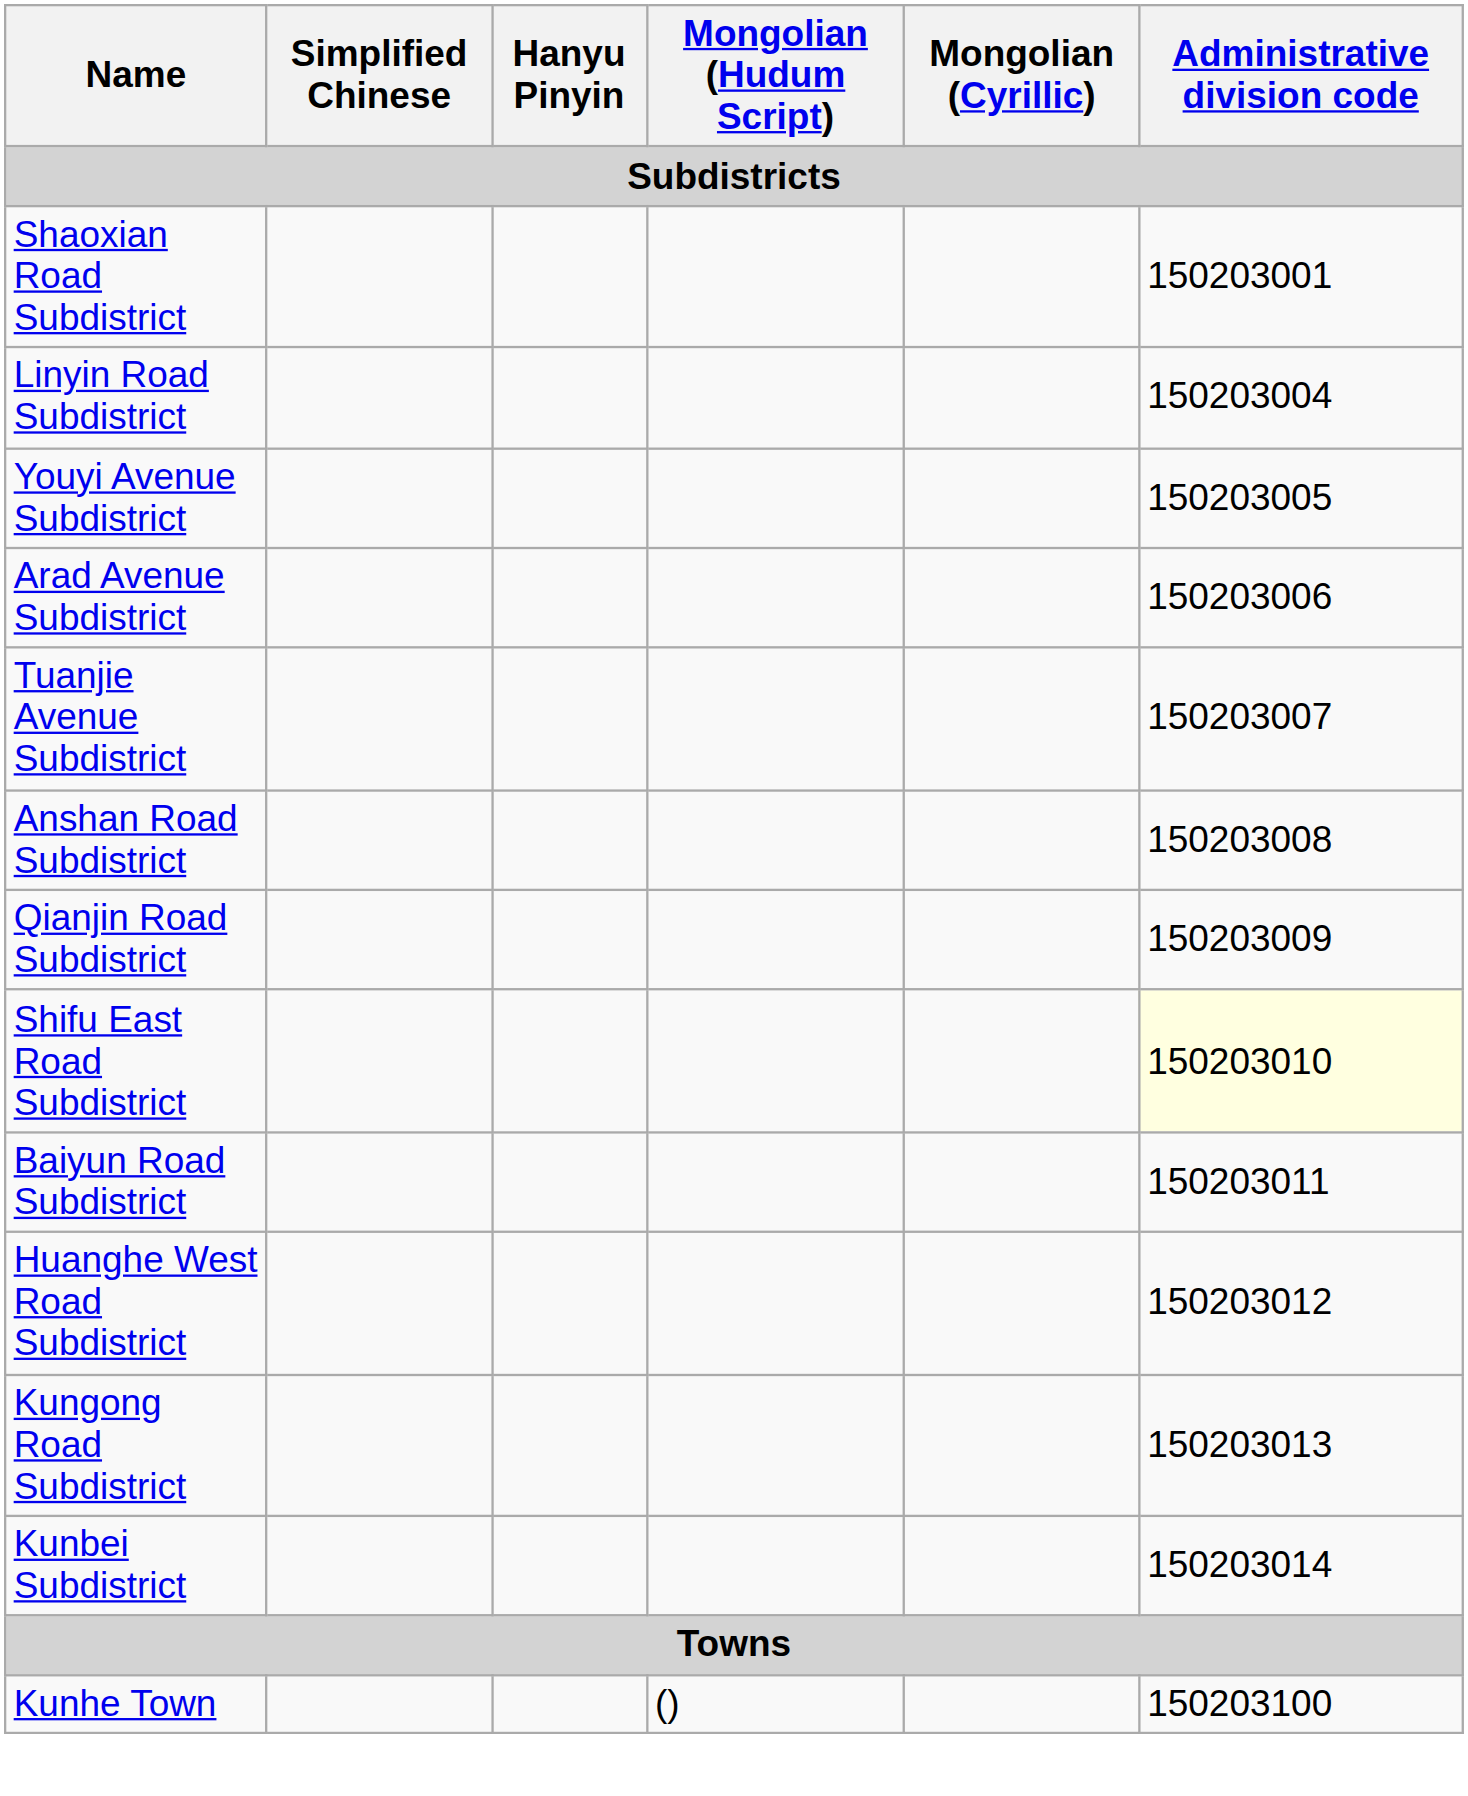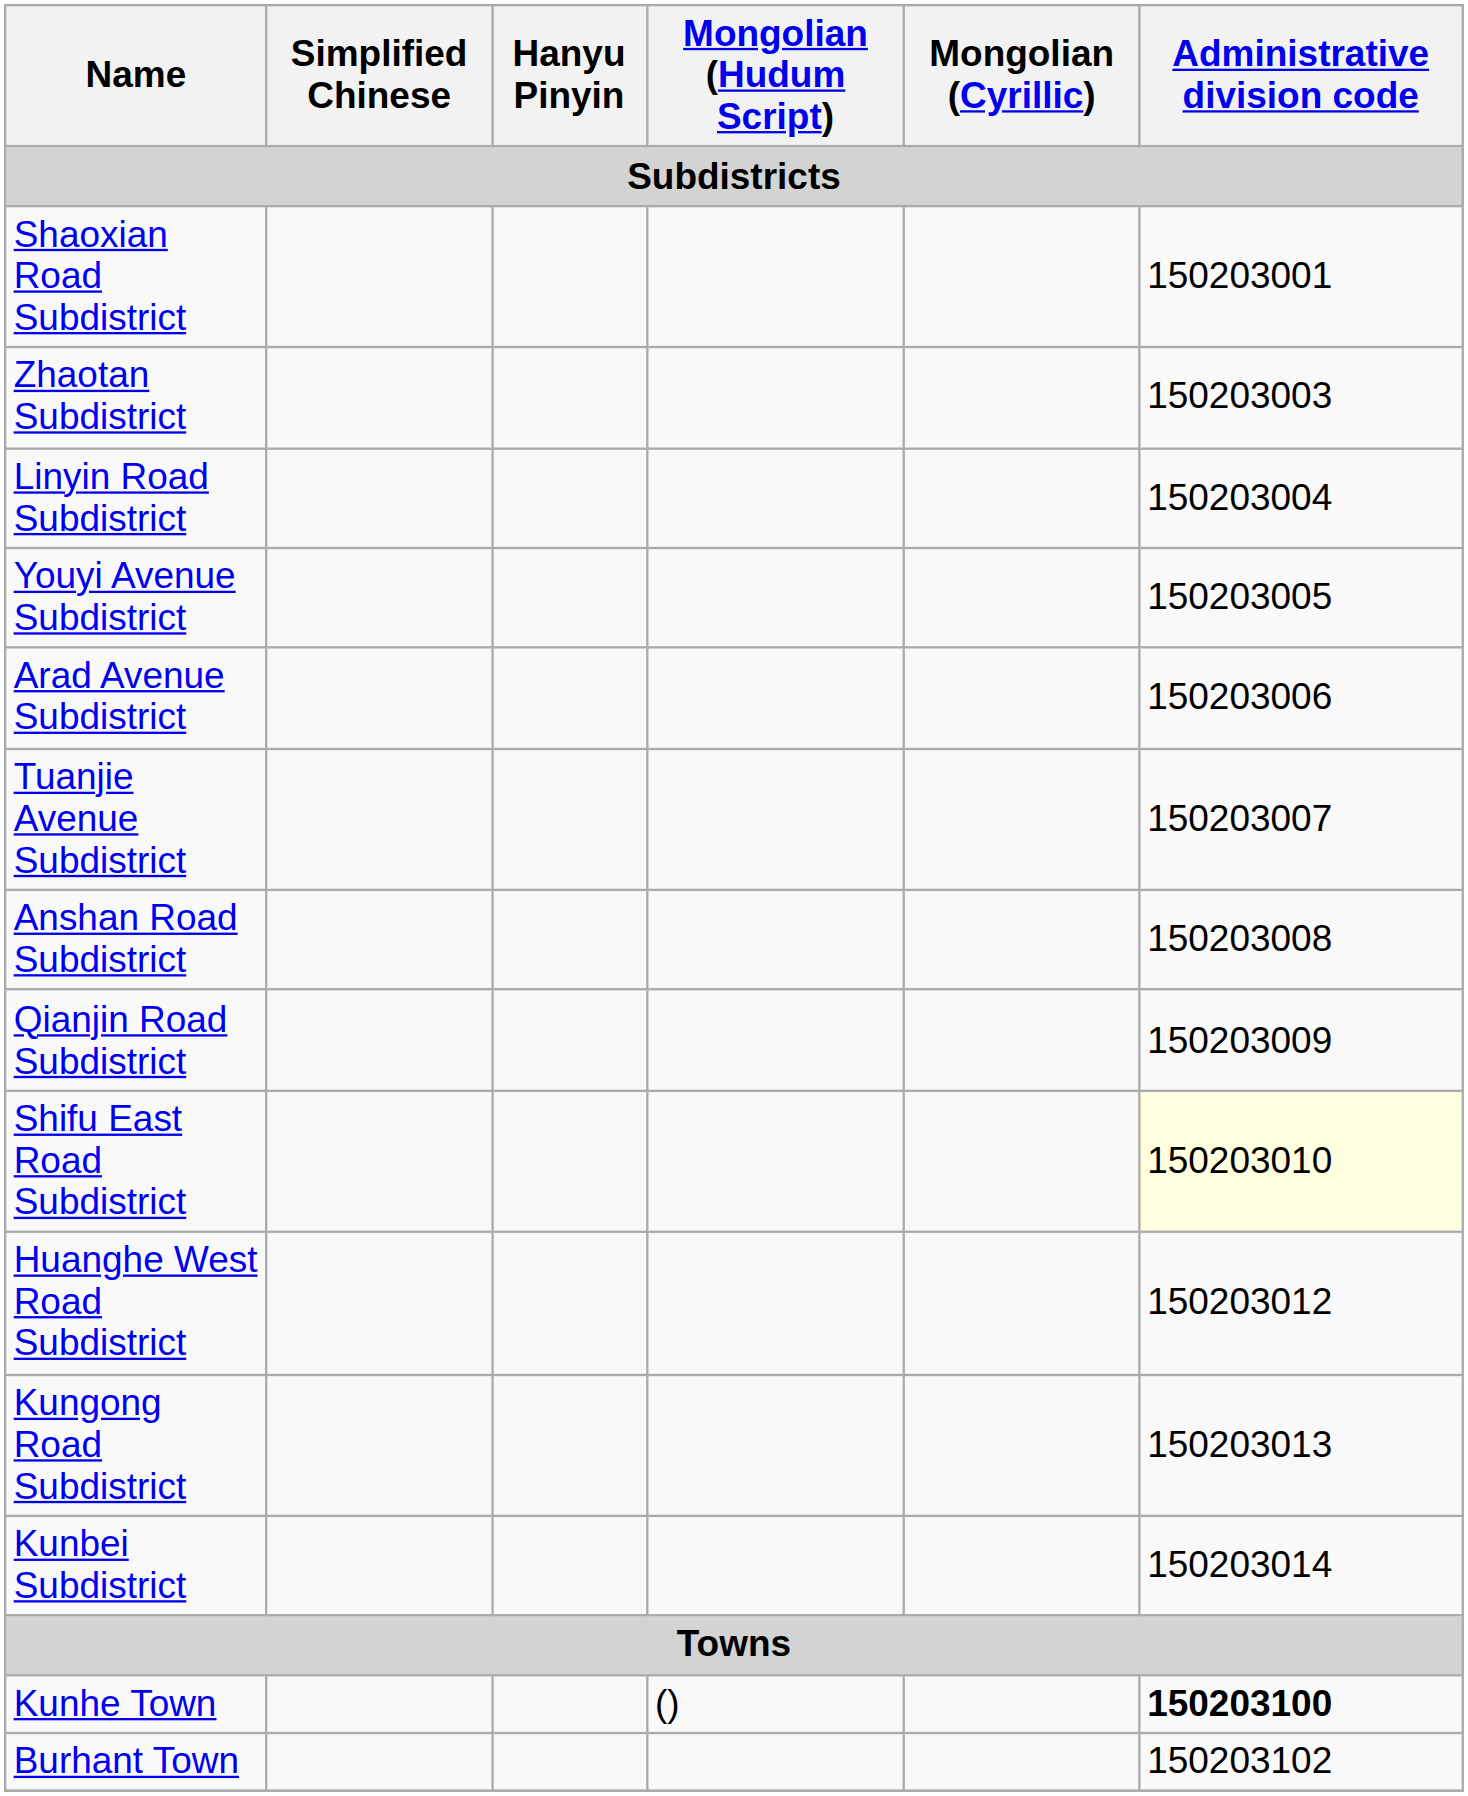+ row: (100, 396)
- row: (119, 1181)
(1240, 1703) normal -> (1240, 1703) bold
+ row: (126, 1761)
